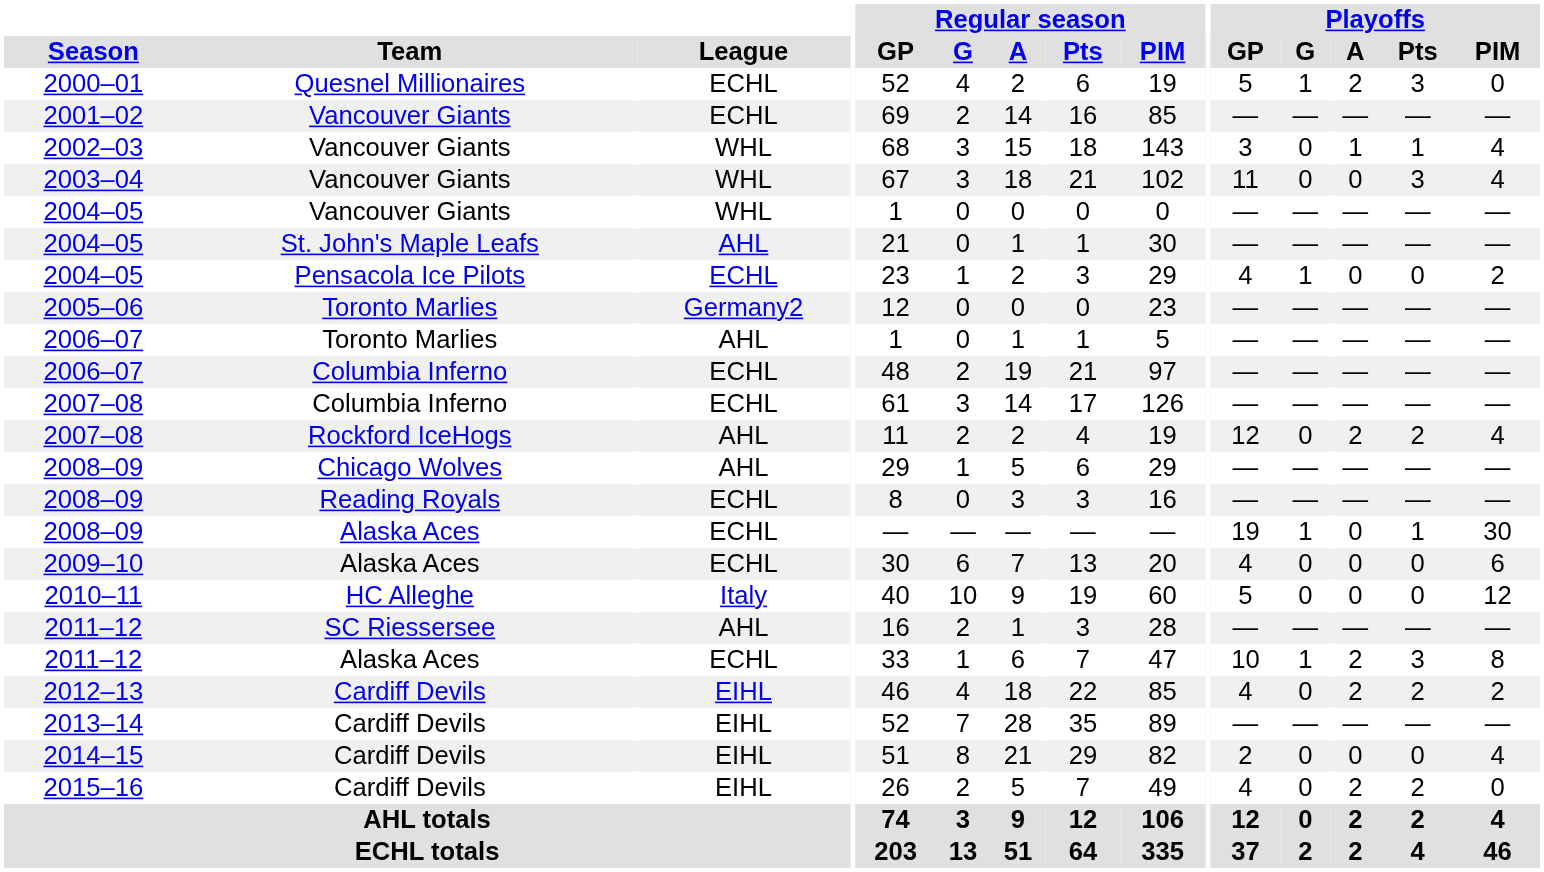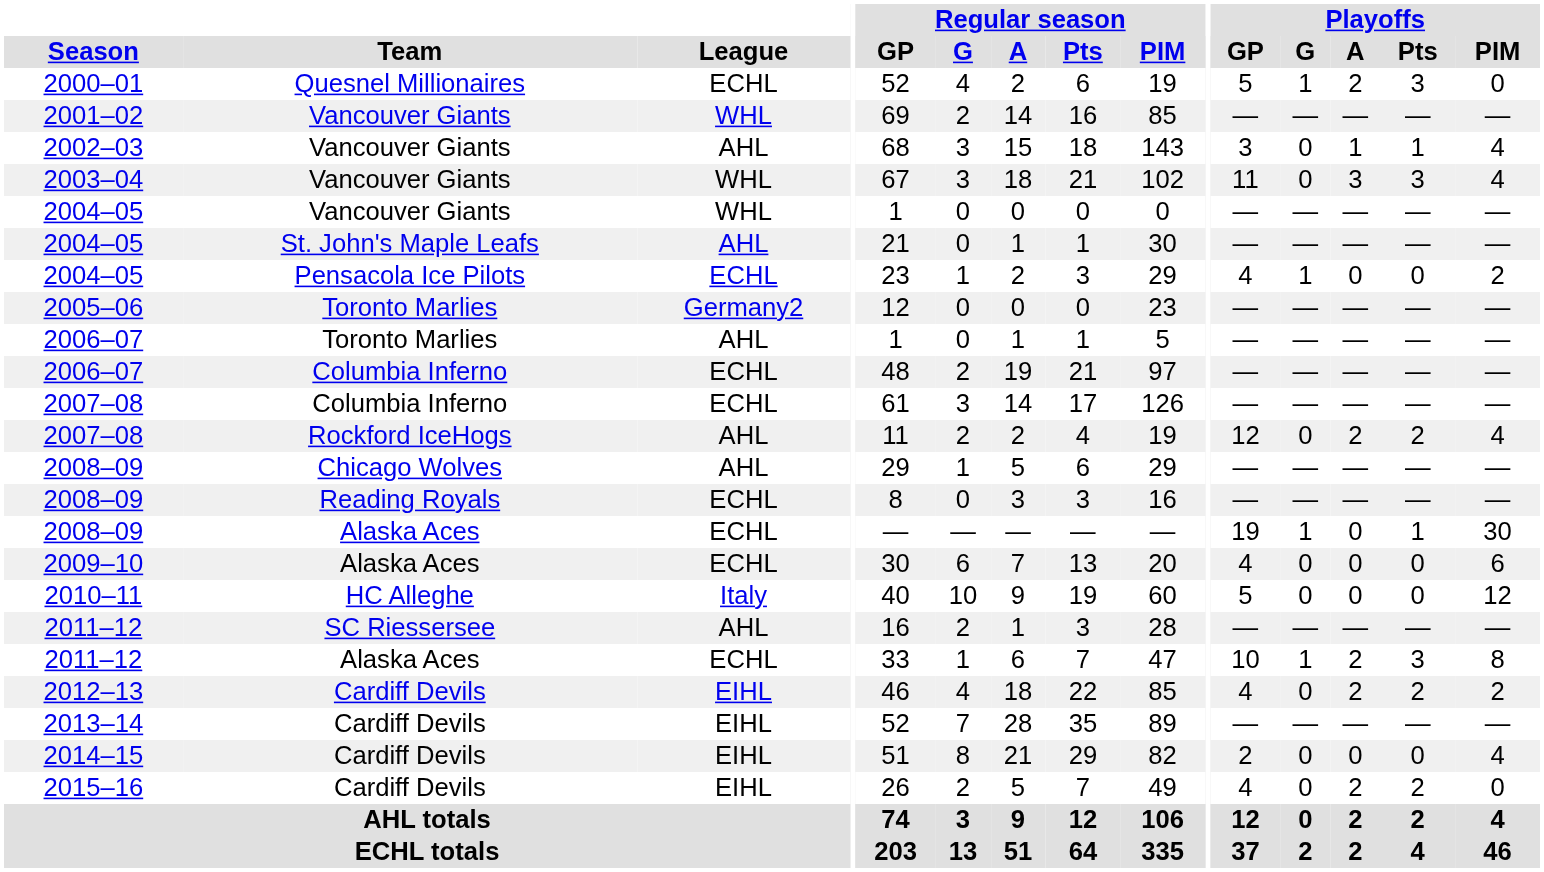(744, 115) ECHL -> (744, 115) WHL
(744, 147) WHL -> (744, 147) AHL
(1355, 179) 0 -> (1355, 179) 3
